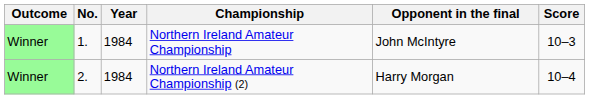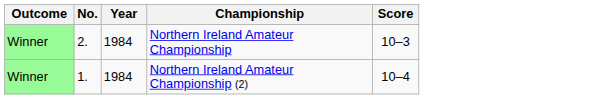- column: (456, 14)
(83, 42) 1. -> (83, 42) 2.
(83, 76) 2. -> (83, 76) 1.
